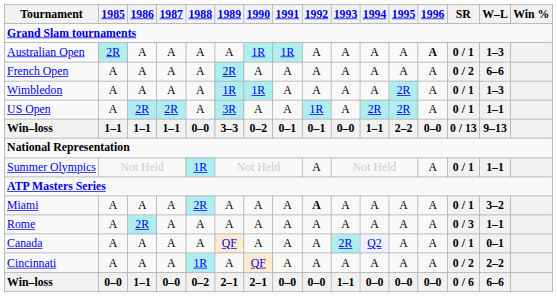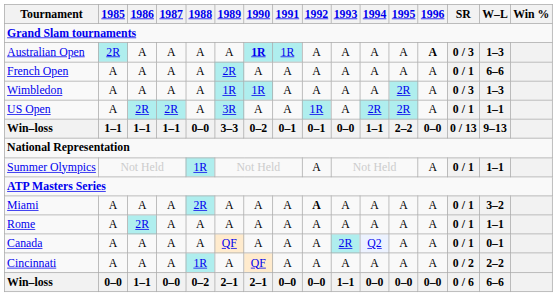(258, 51) normal -> (258, 51) bold
(463, 51) 0 / 1 -> (463, 51) 0 / 3
(463, 71) 0 / 2 -> (463, 71) 0 / 1
(463, 90) 0 / 1 -> (463, 90) 0 / 3
(463, 224) 0 / 3 -> (463, 224) 0 / 1
